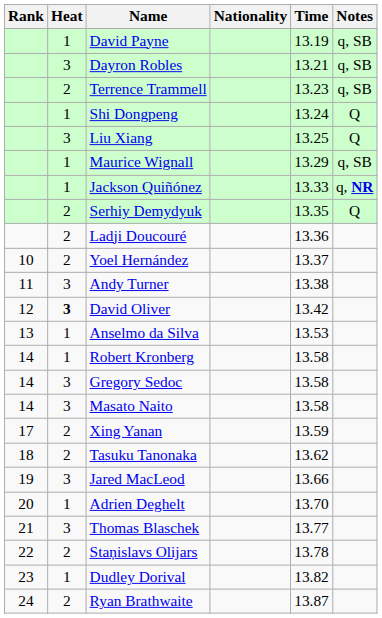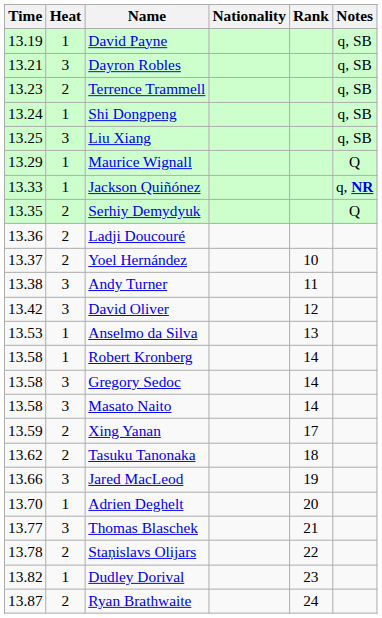columns swapped: (26, 16) <-> (312, 16)
(355, 114) Q -> (355, 114) q, SB
(355, 138) Q -> (355, 138) q, SB
(355, 162) q, SB -> (355, 162) Q
(67, 308) bold -> (65, 308) normal
